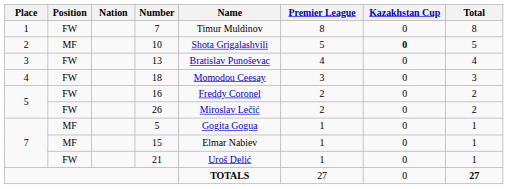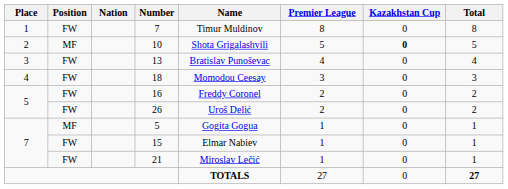(230, 110) Miroslav Lečić -> (230, 110) Uroš Delić
(70, 143) MF -> (70, 143) FW
(230, 159) Uroš Delić -> (230, 159) Miroslav Lečić
